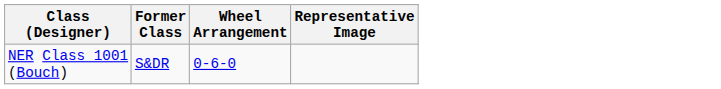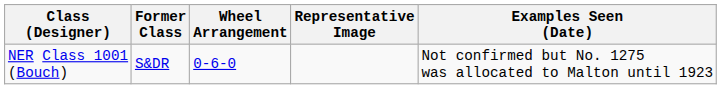+ column: (567, 24)
